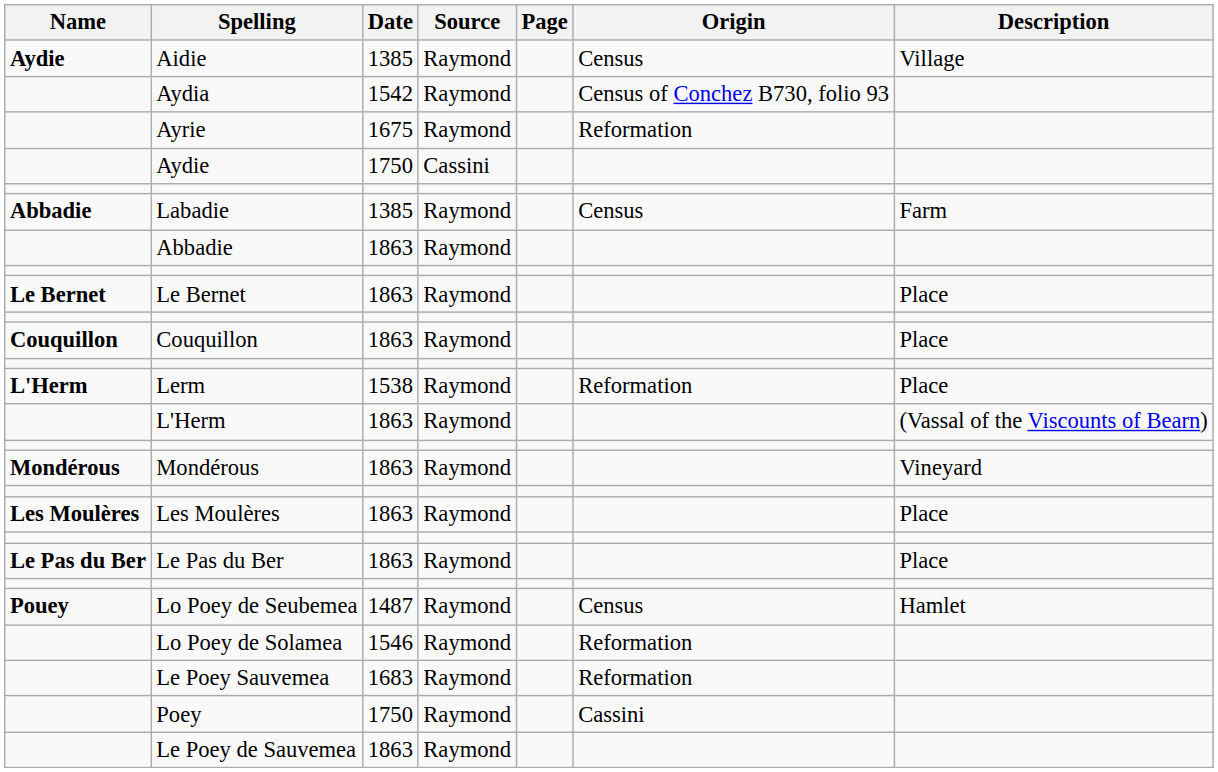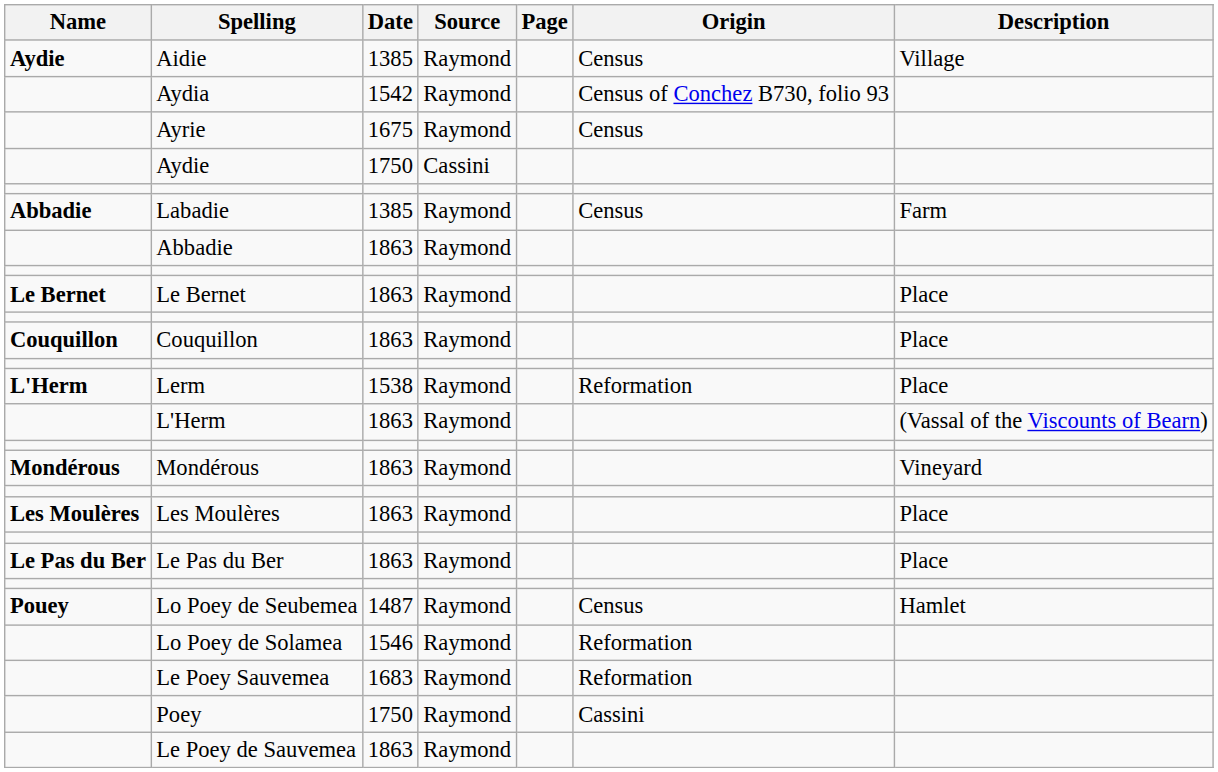(635, 129) Reformation -> (611, 129) Census
